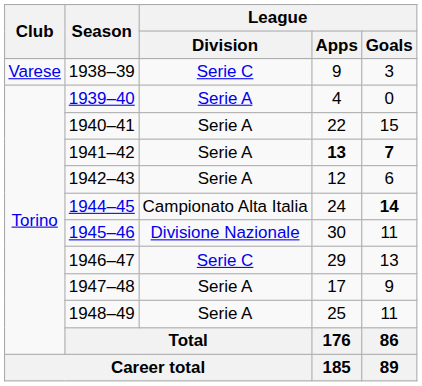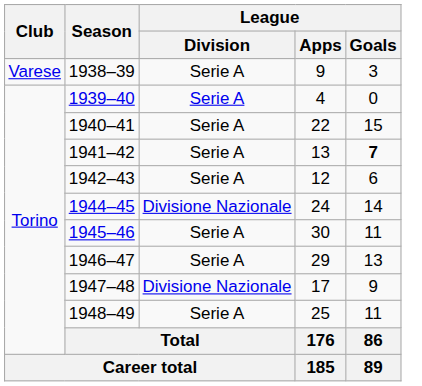(225, 71) Serie C -> (217, 71) Serie A
(337, 152) bold -> (321, 152) normal
(225, 206) Campionato Alta Italia -> (217, 206) Divisione Nazionale
(389, 206) bold -> (373, 206) normal
(225, 233) Divisione Nazionale -> (217, 233) Serie A
(225, 260) Serie C -> (217, 260) Serie A
(225, 286) Serie A -> (217, 286) Divisione Nazionale
